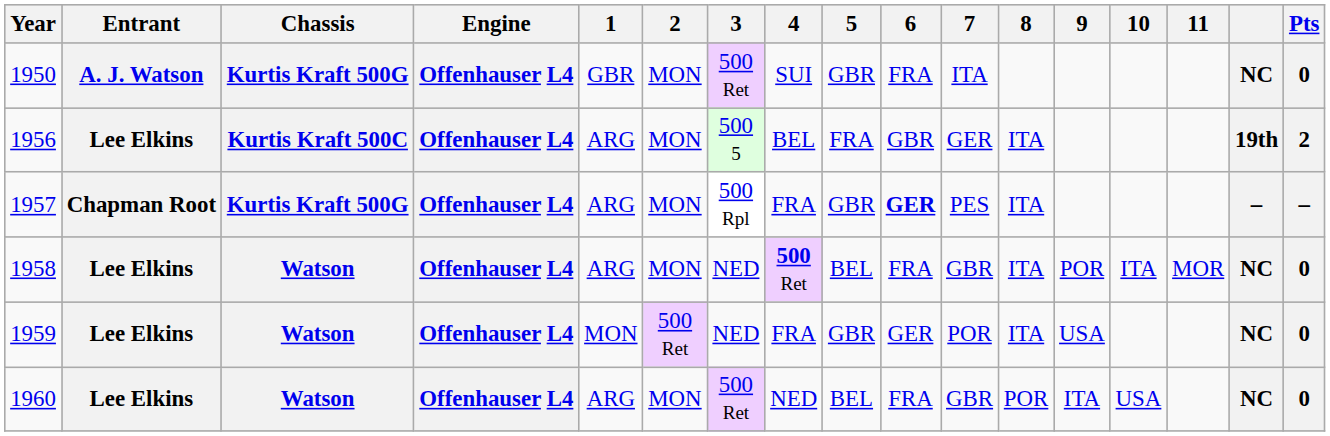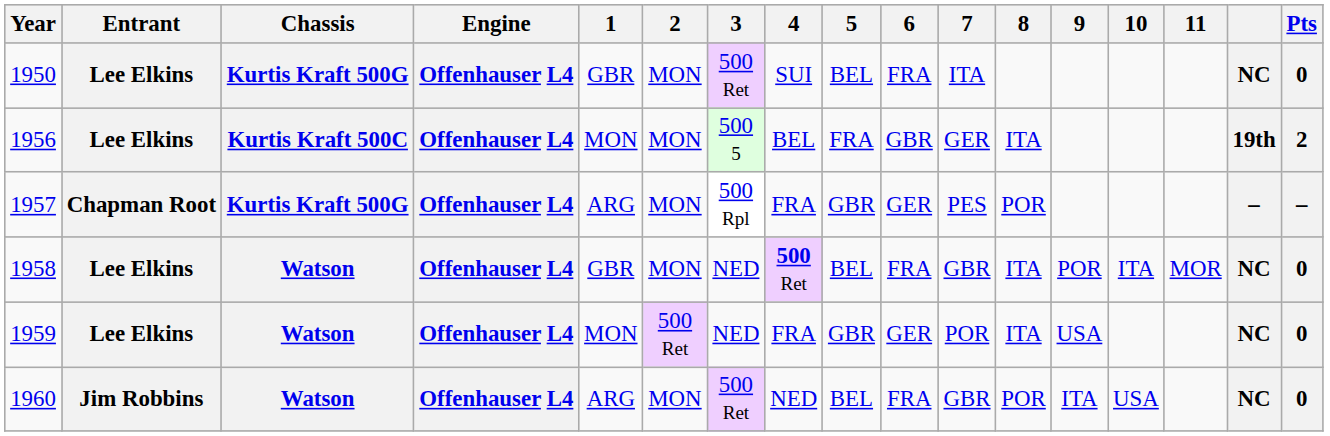(141, 75) A. J. Watson -> (141, 75) Lee Elkins
(851, 75) GBR -> (851, 75) BEL
(611, 139) ARG -> (611, 139) MON
(910, 204) bold -> (909, 204) normal
(1026, 204) ITA -> (1024, 204) POR
(611, 269) ARG -> (611, 269) GBR
(141, 399) Lee Elkins -> (141, 399) Jim Robbins
